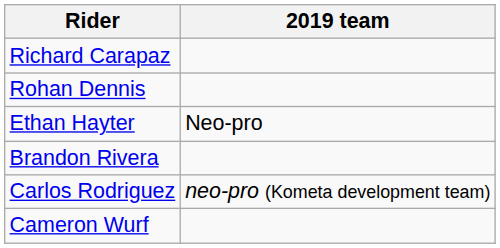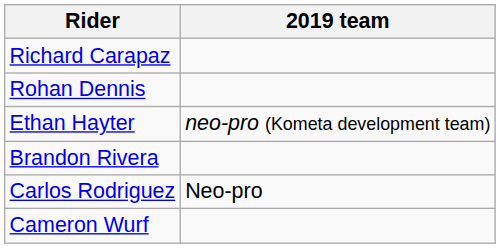(224, 123) Neo-pro -> (338, 123) neo-pro (Kometa development team)
(338, 191) neo-pro (Kometa development team) -> (224, 191) Neo-pro
